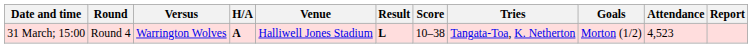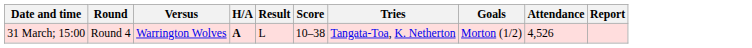- column: (316, 13)
(382, 33) bold -> (262, 33) normal
(660, 33) 4,523 -> (541, 33) 4,526
